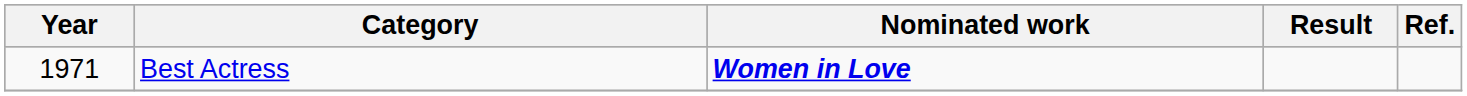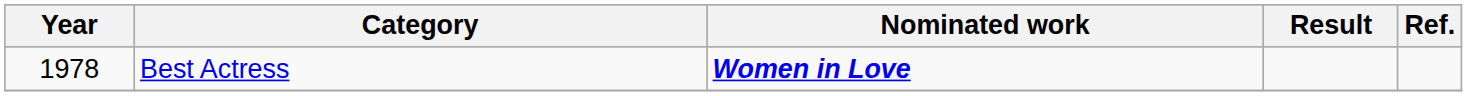(69, 68) 1971 -> (69, 68) 1978
